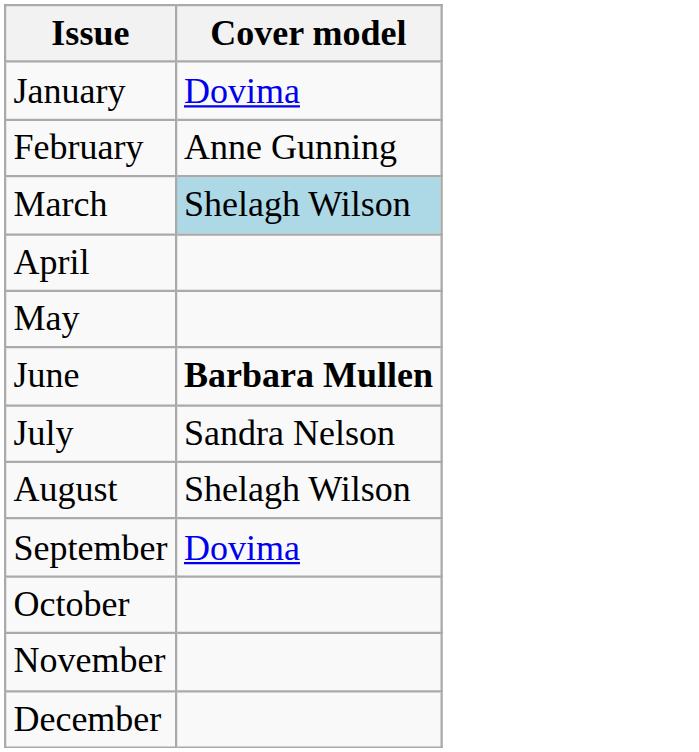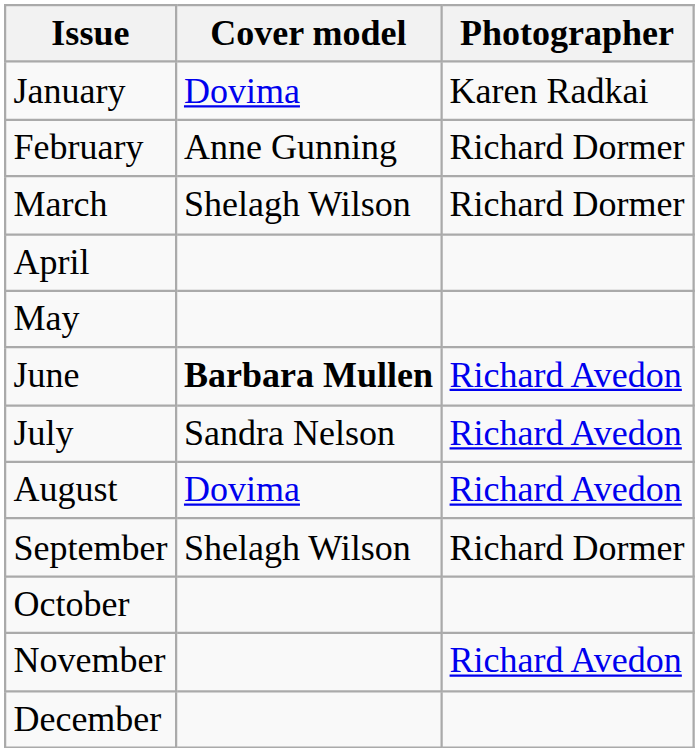+ column: (567, 33)
(297, 204) lightblue background -> (297, 204) no background
(297, 489) Shelagh Wilson -> (242, 489) Dovima
(242, 546) Dovima -> (297, 546) Shelagh Wilson
